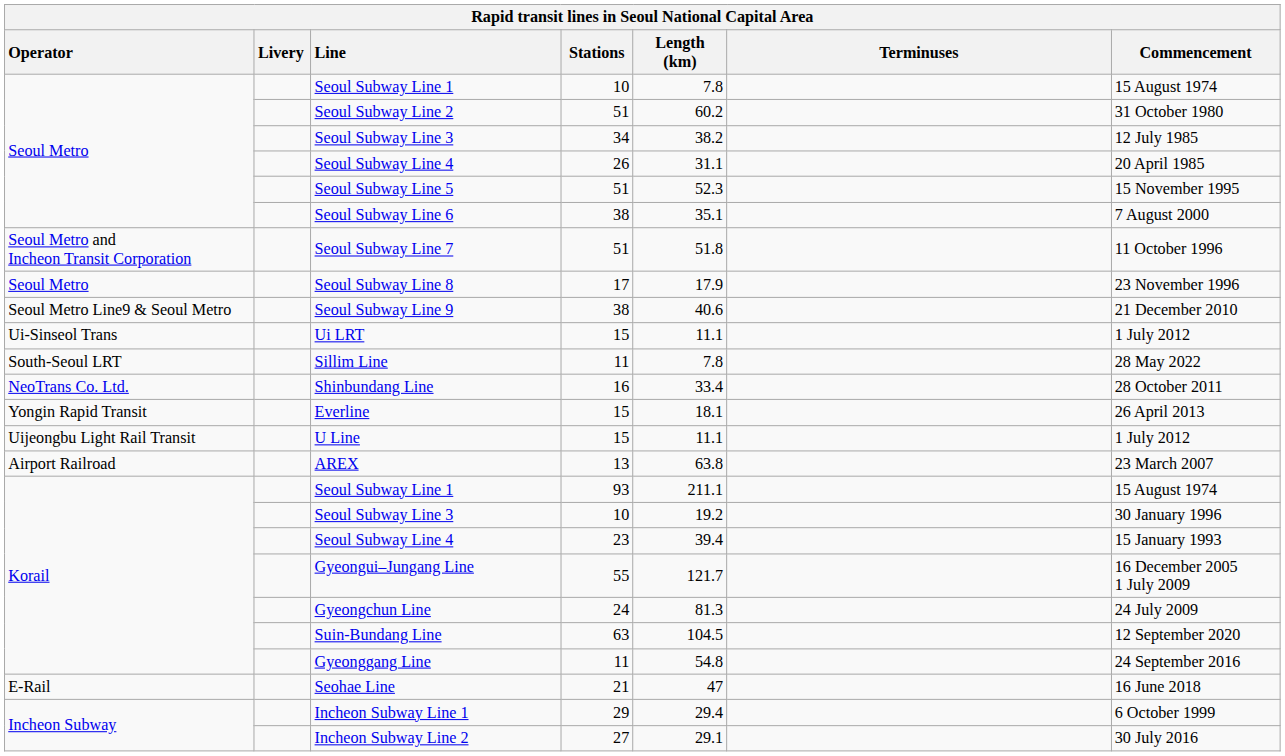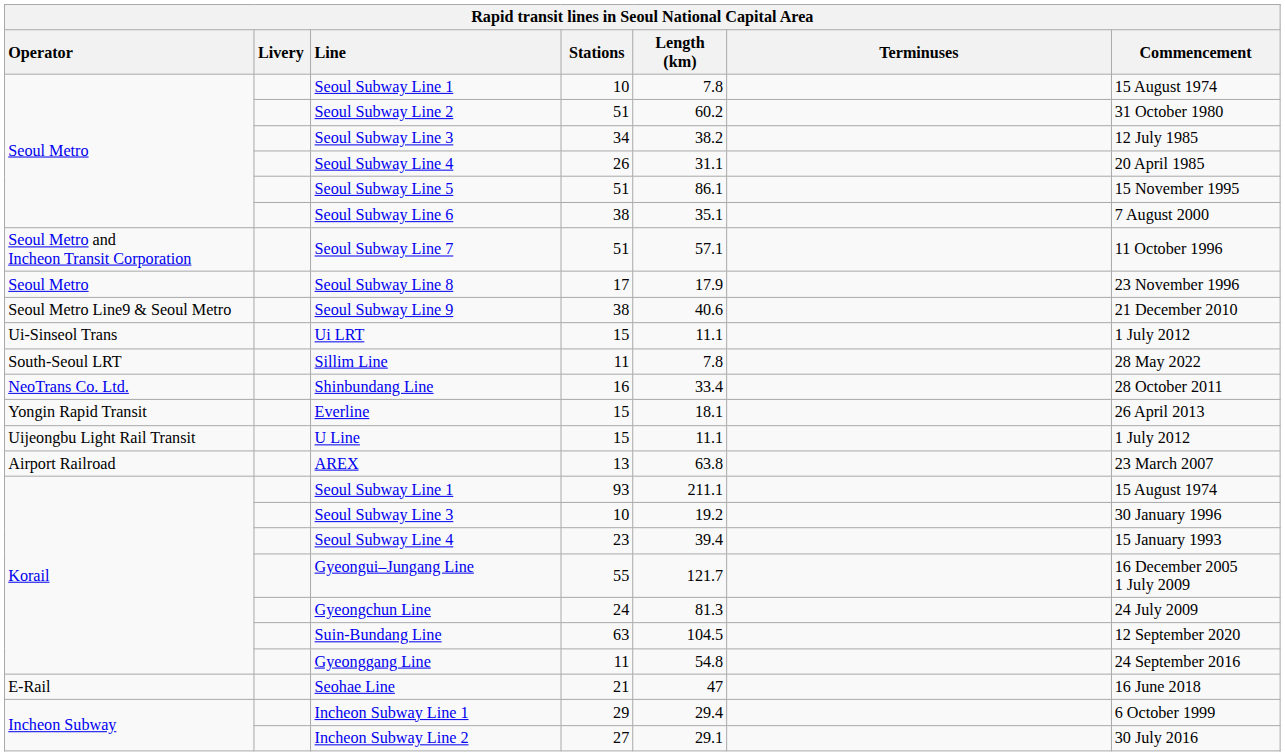(709, 189) 52.3 -> (709, 189) 86.1
(709, 249) 51.8 -> (709, 249) 57.1
